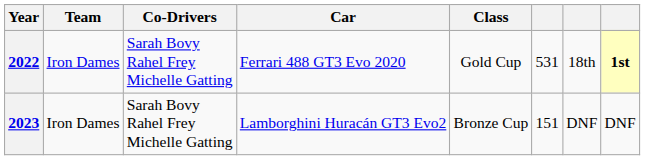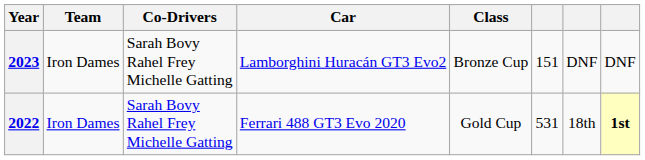rows swapped: (24, 61) <-> (24, 124)
